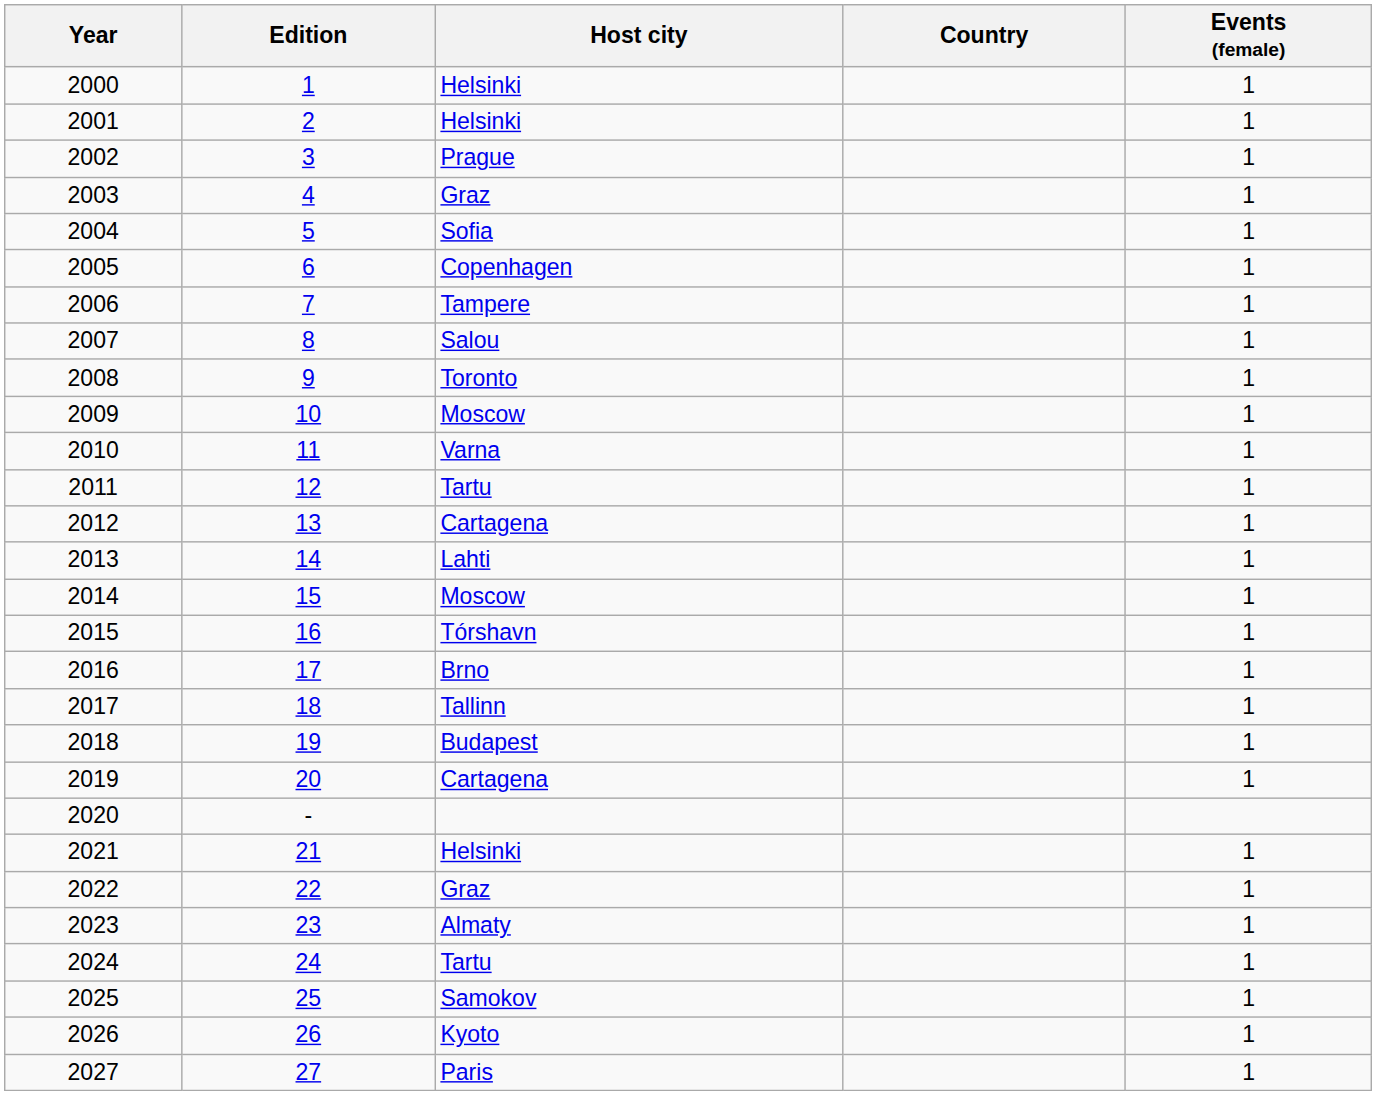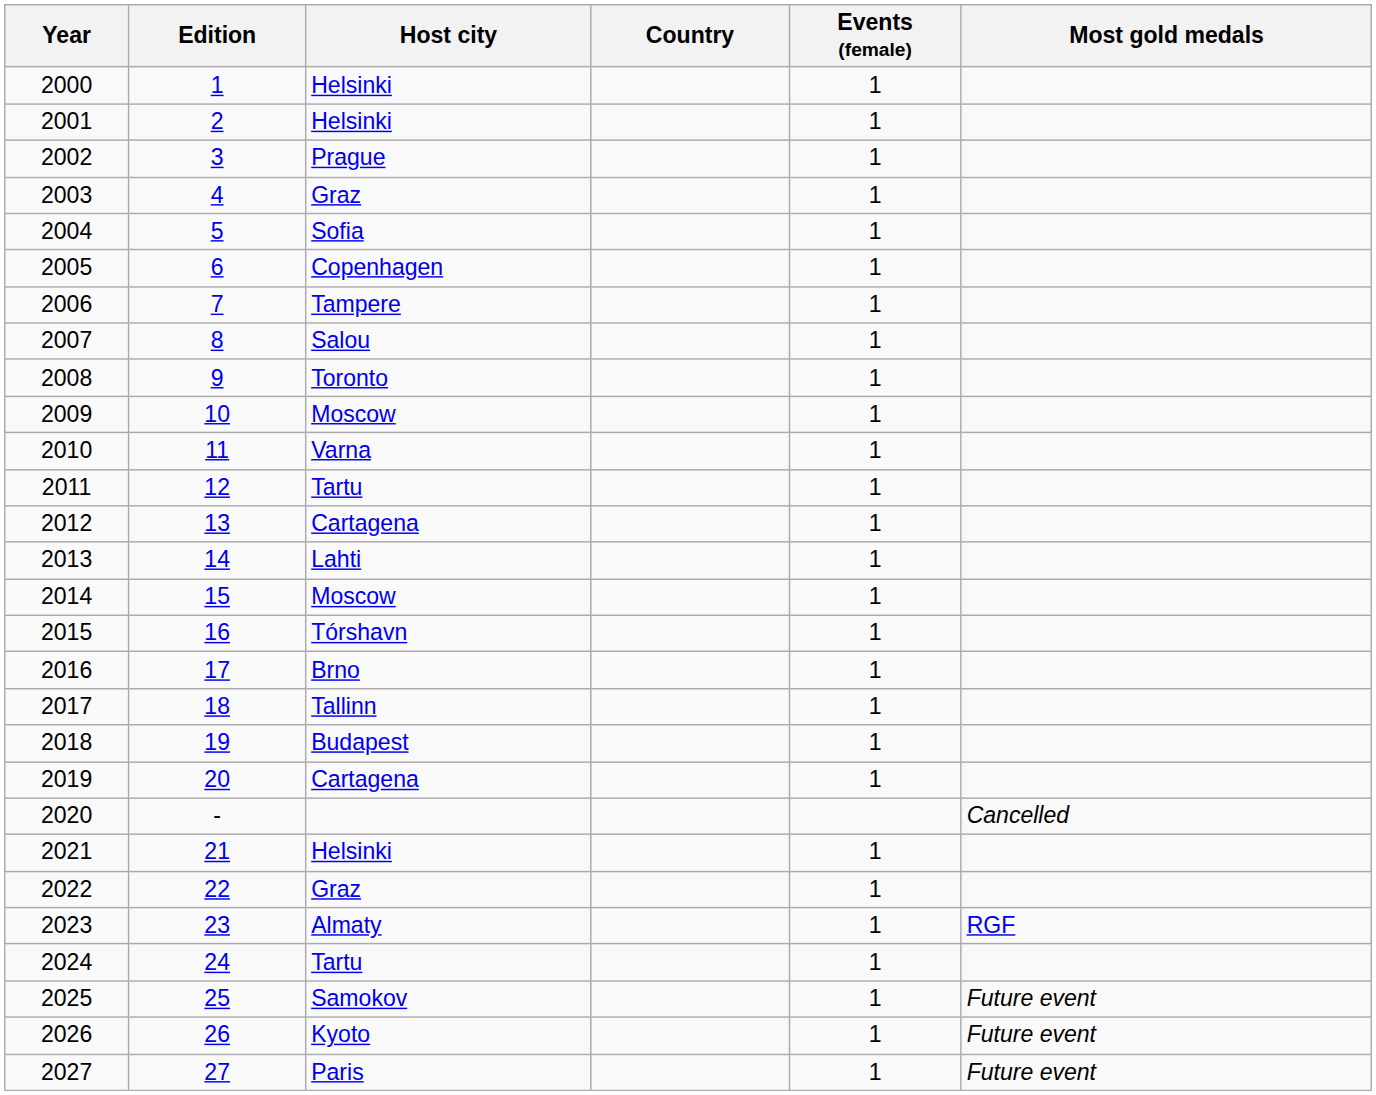+ column: (1167, 35)
